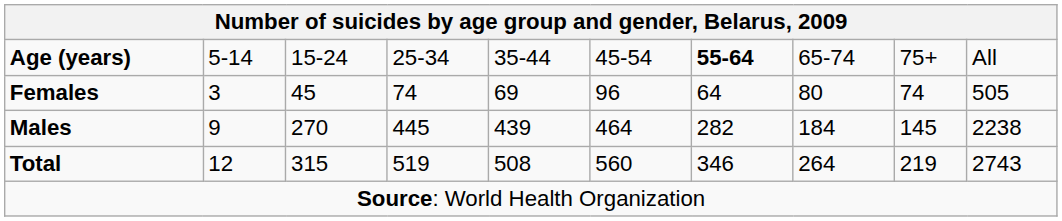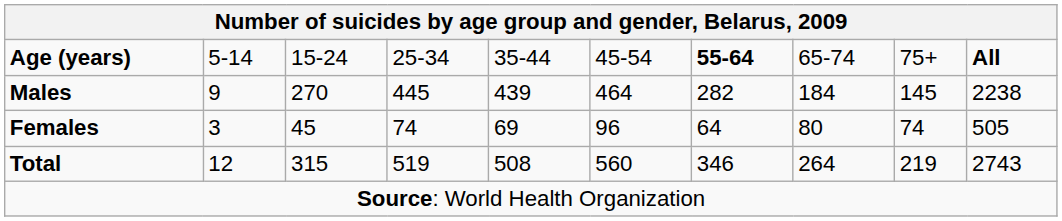(984, 57) normal -> (986, 57) bold
rows swapped: (41, 127) <-> (54, 92)
